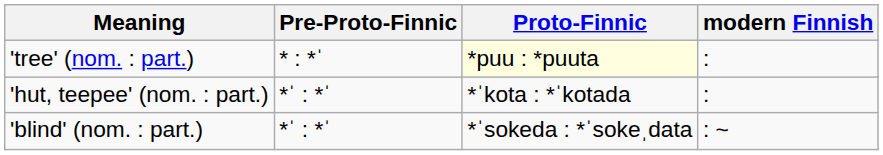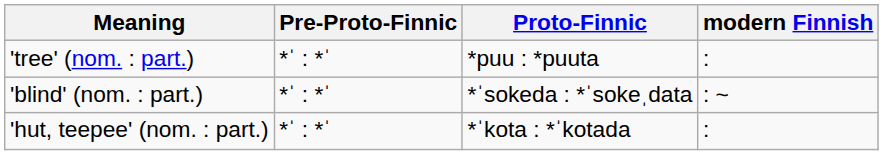(301, 58) * : *ˈ -> (305, 58) *ˈ : *ˈ
(533, 58) lightyellow background -> (533, 58) no background
rows swapped: (139, 94) <-> (106, 130)
